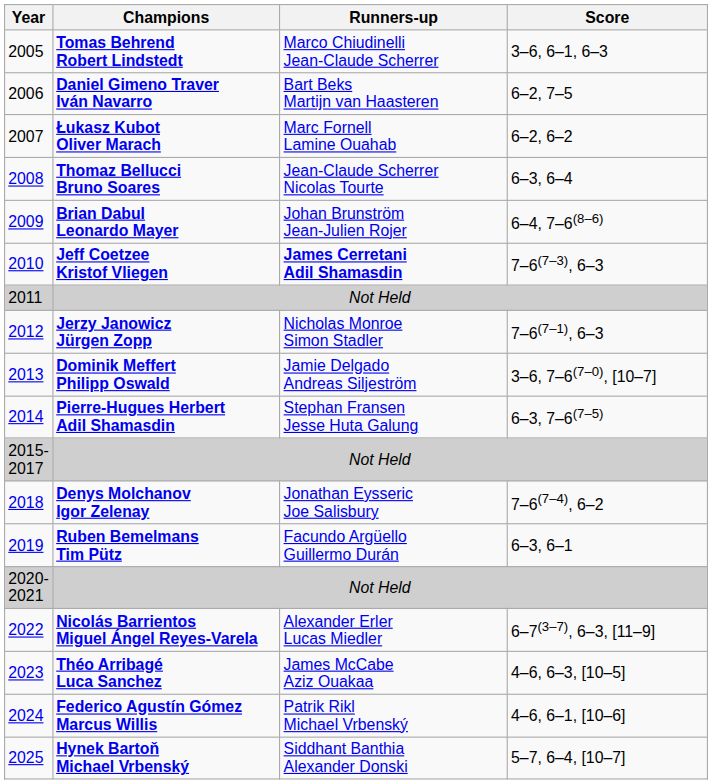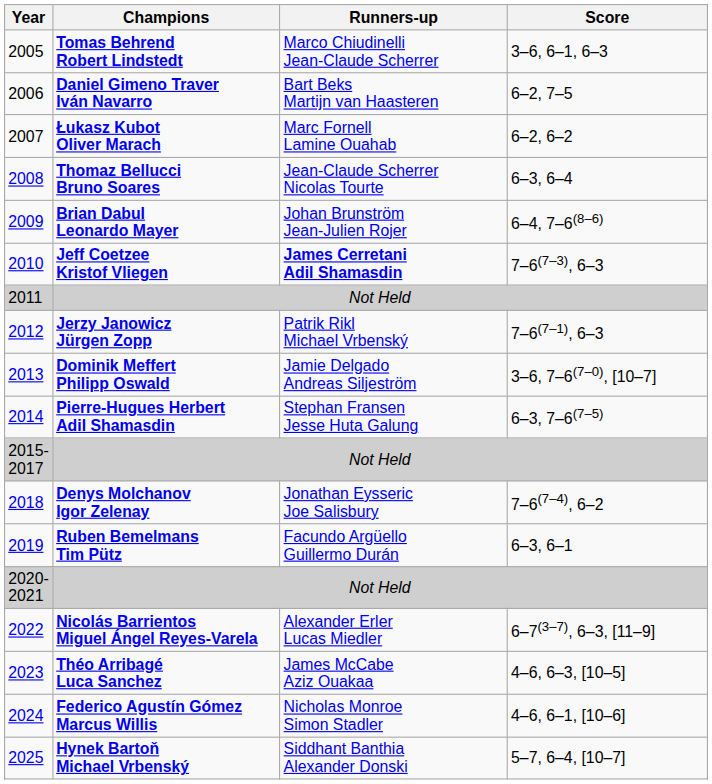(343, 332) Nicholas Monroe Simon Stadler -> (346, 332) Patrik Rikl Michael Vrbenský
(346, 716) Patrik Rikl Michael Vrbenský -> (343, 716) Nicholas Monroe Simon Stadler
